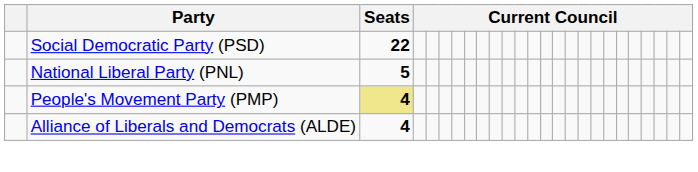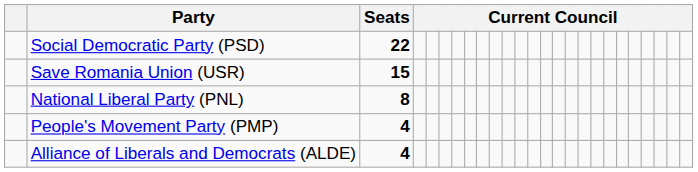+ row: (138, 72)
(405, 72) 5 -> (405, 99) 8
(405, 99) khaki background -> (405, 126) no background
